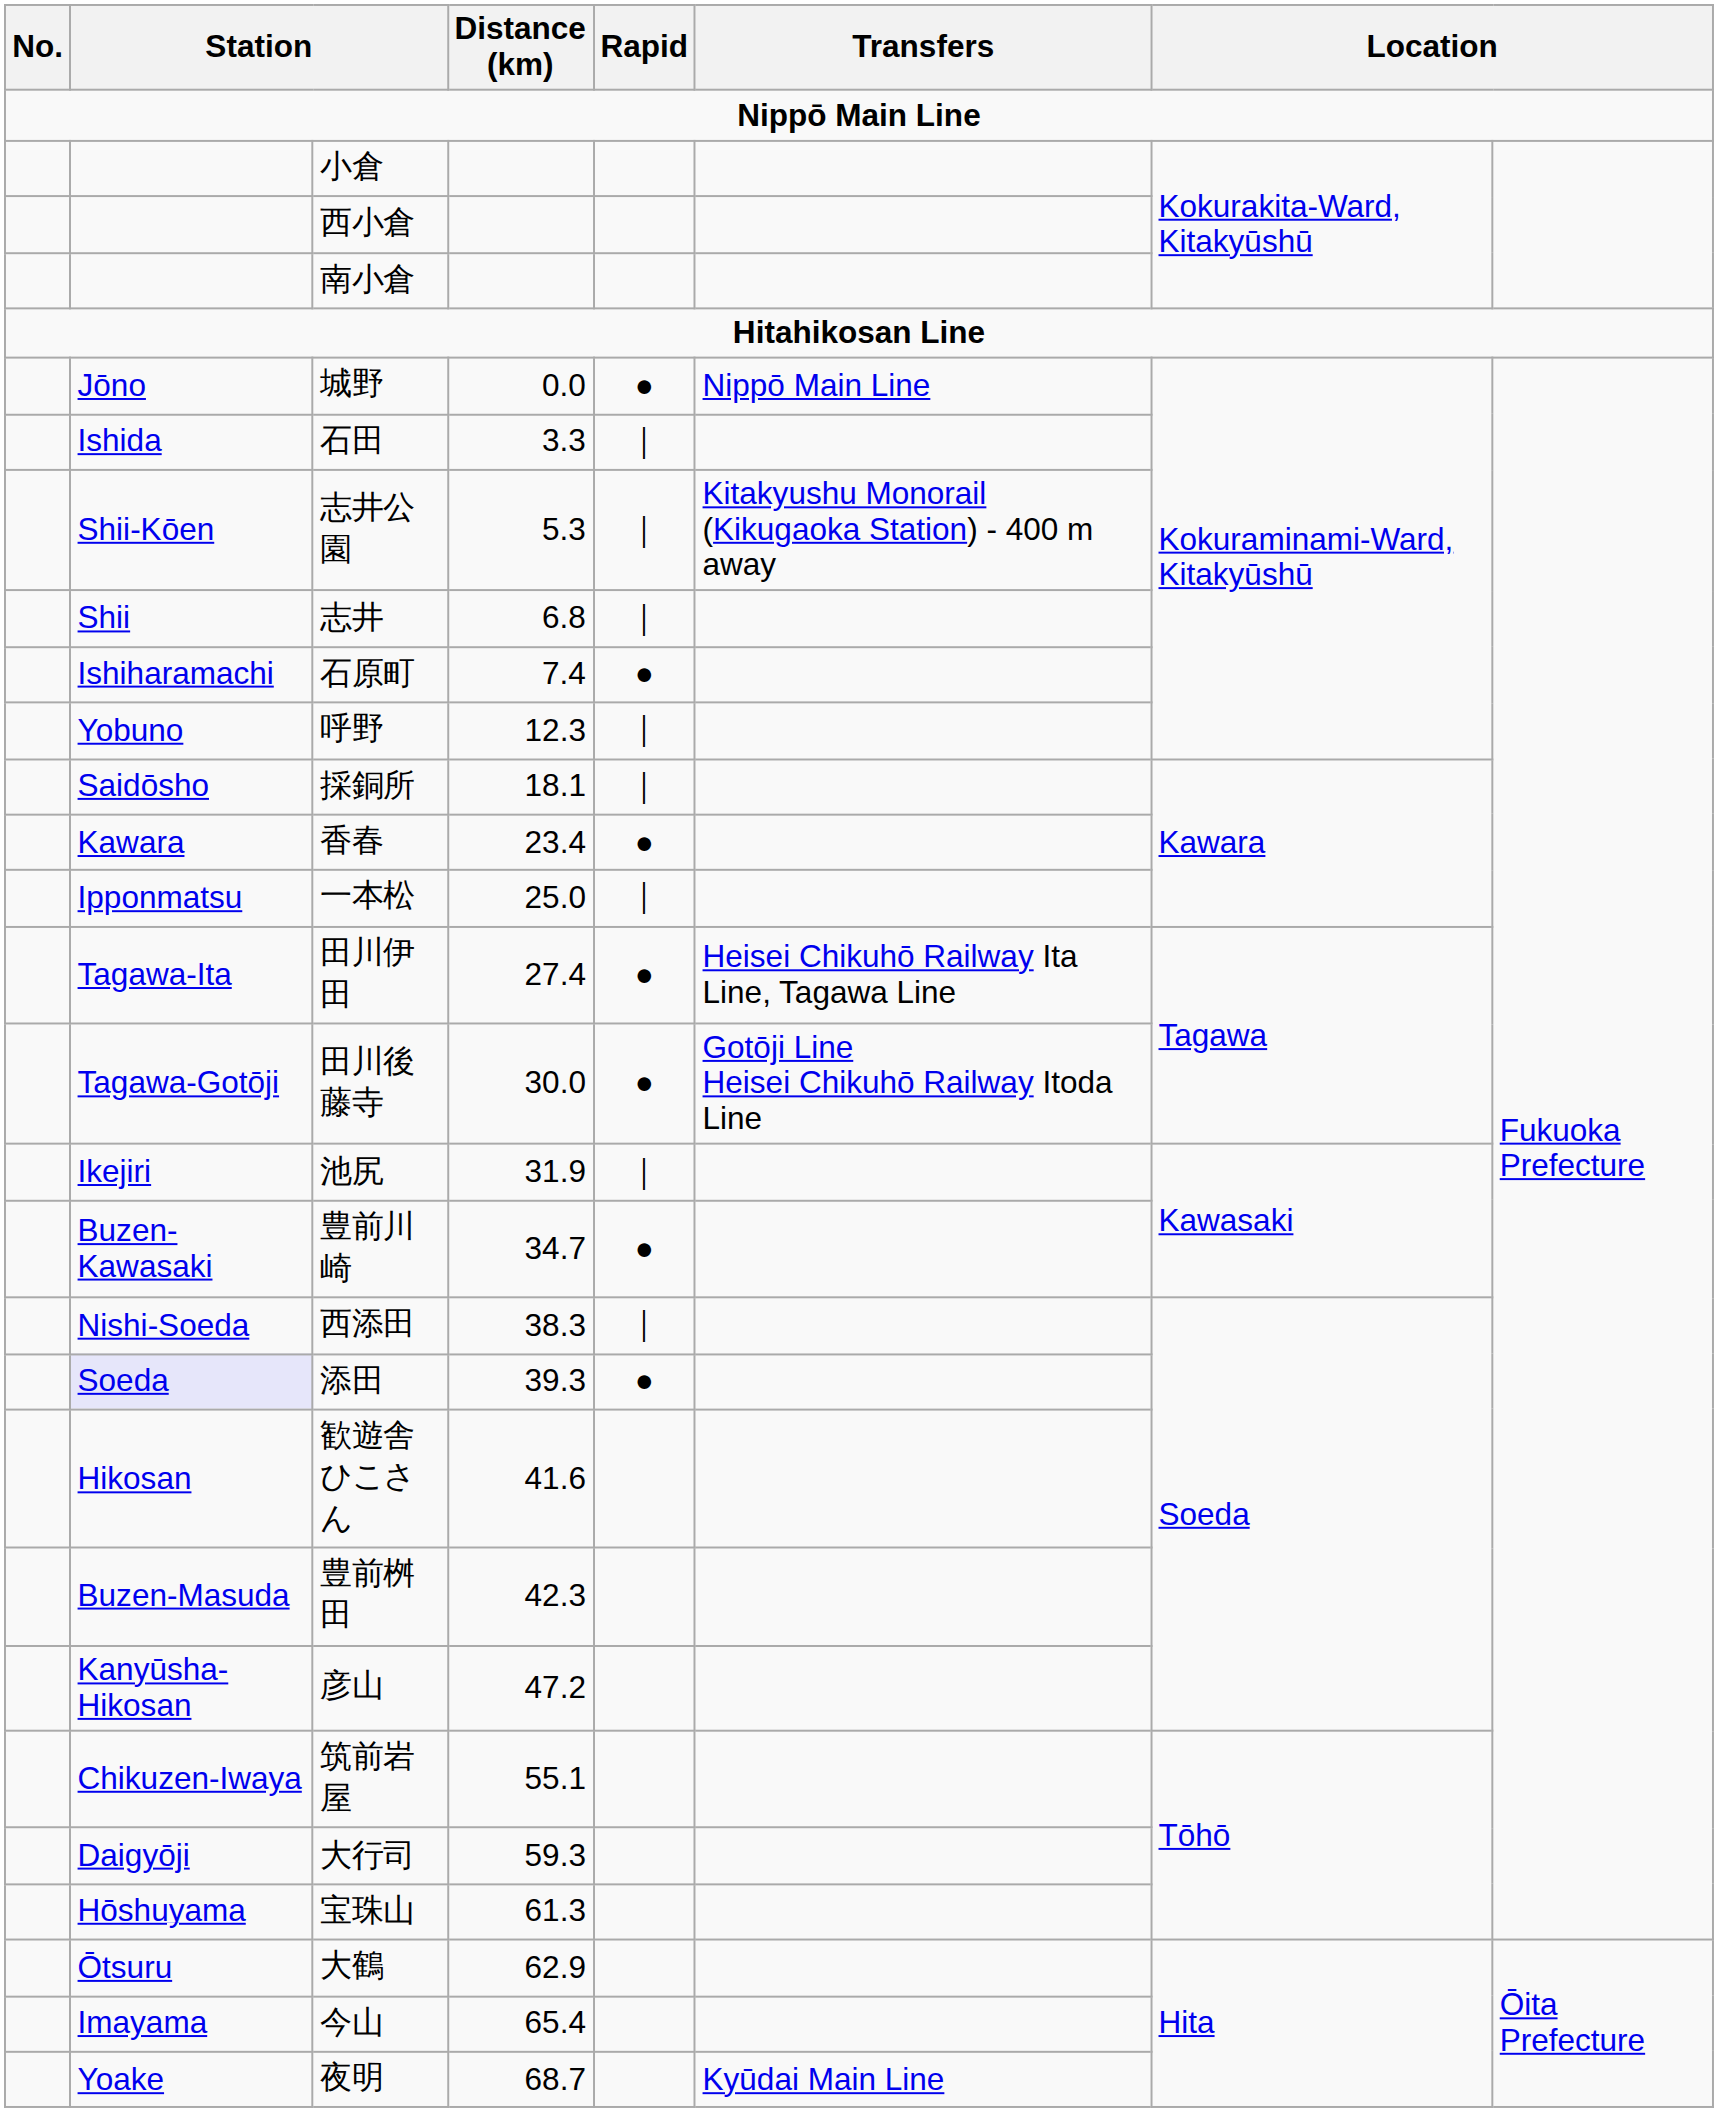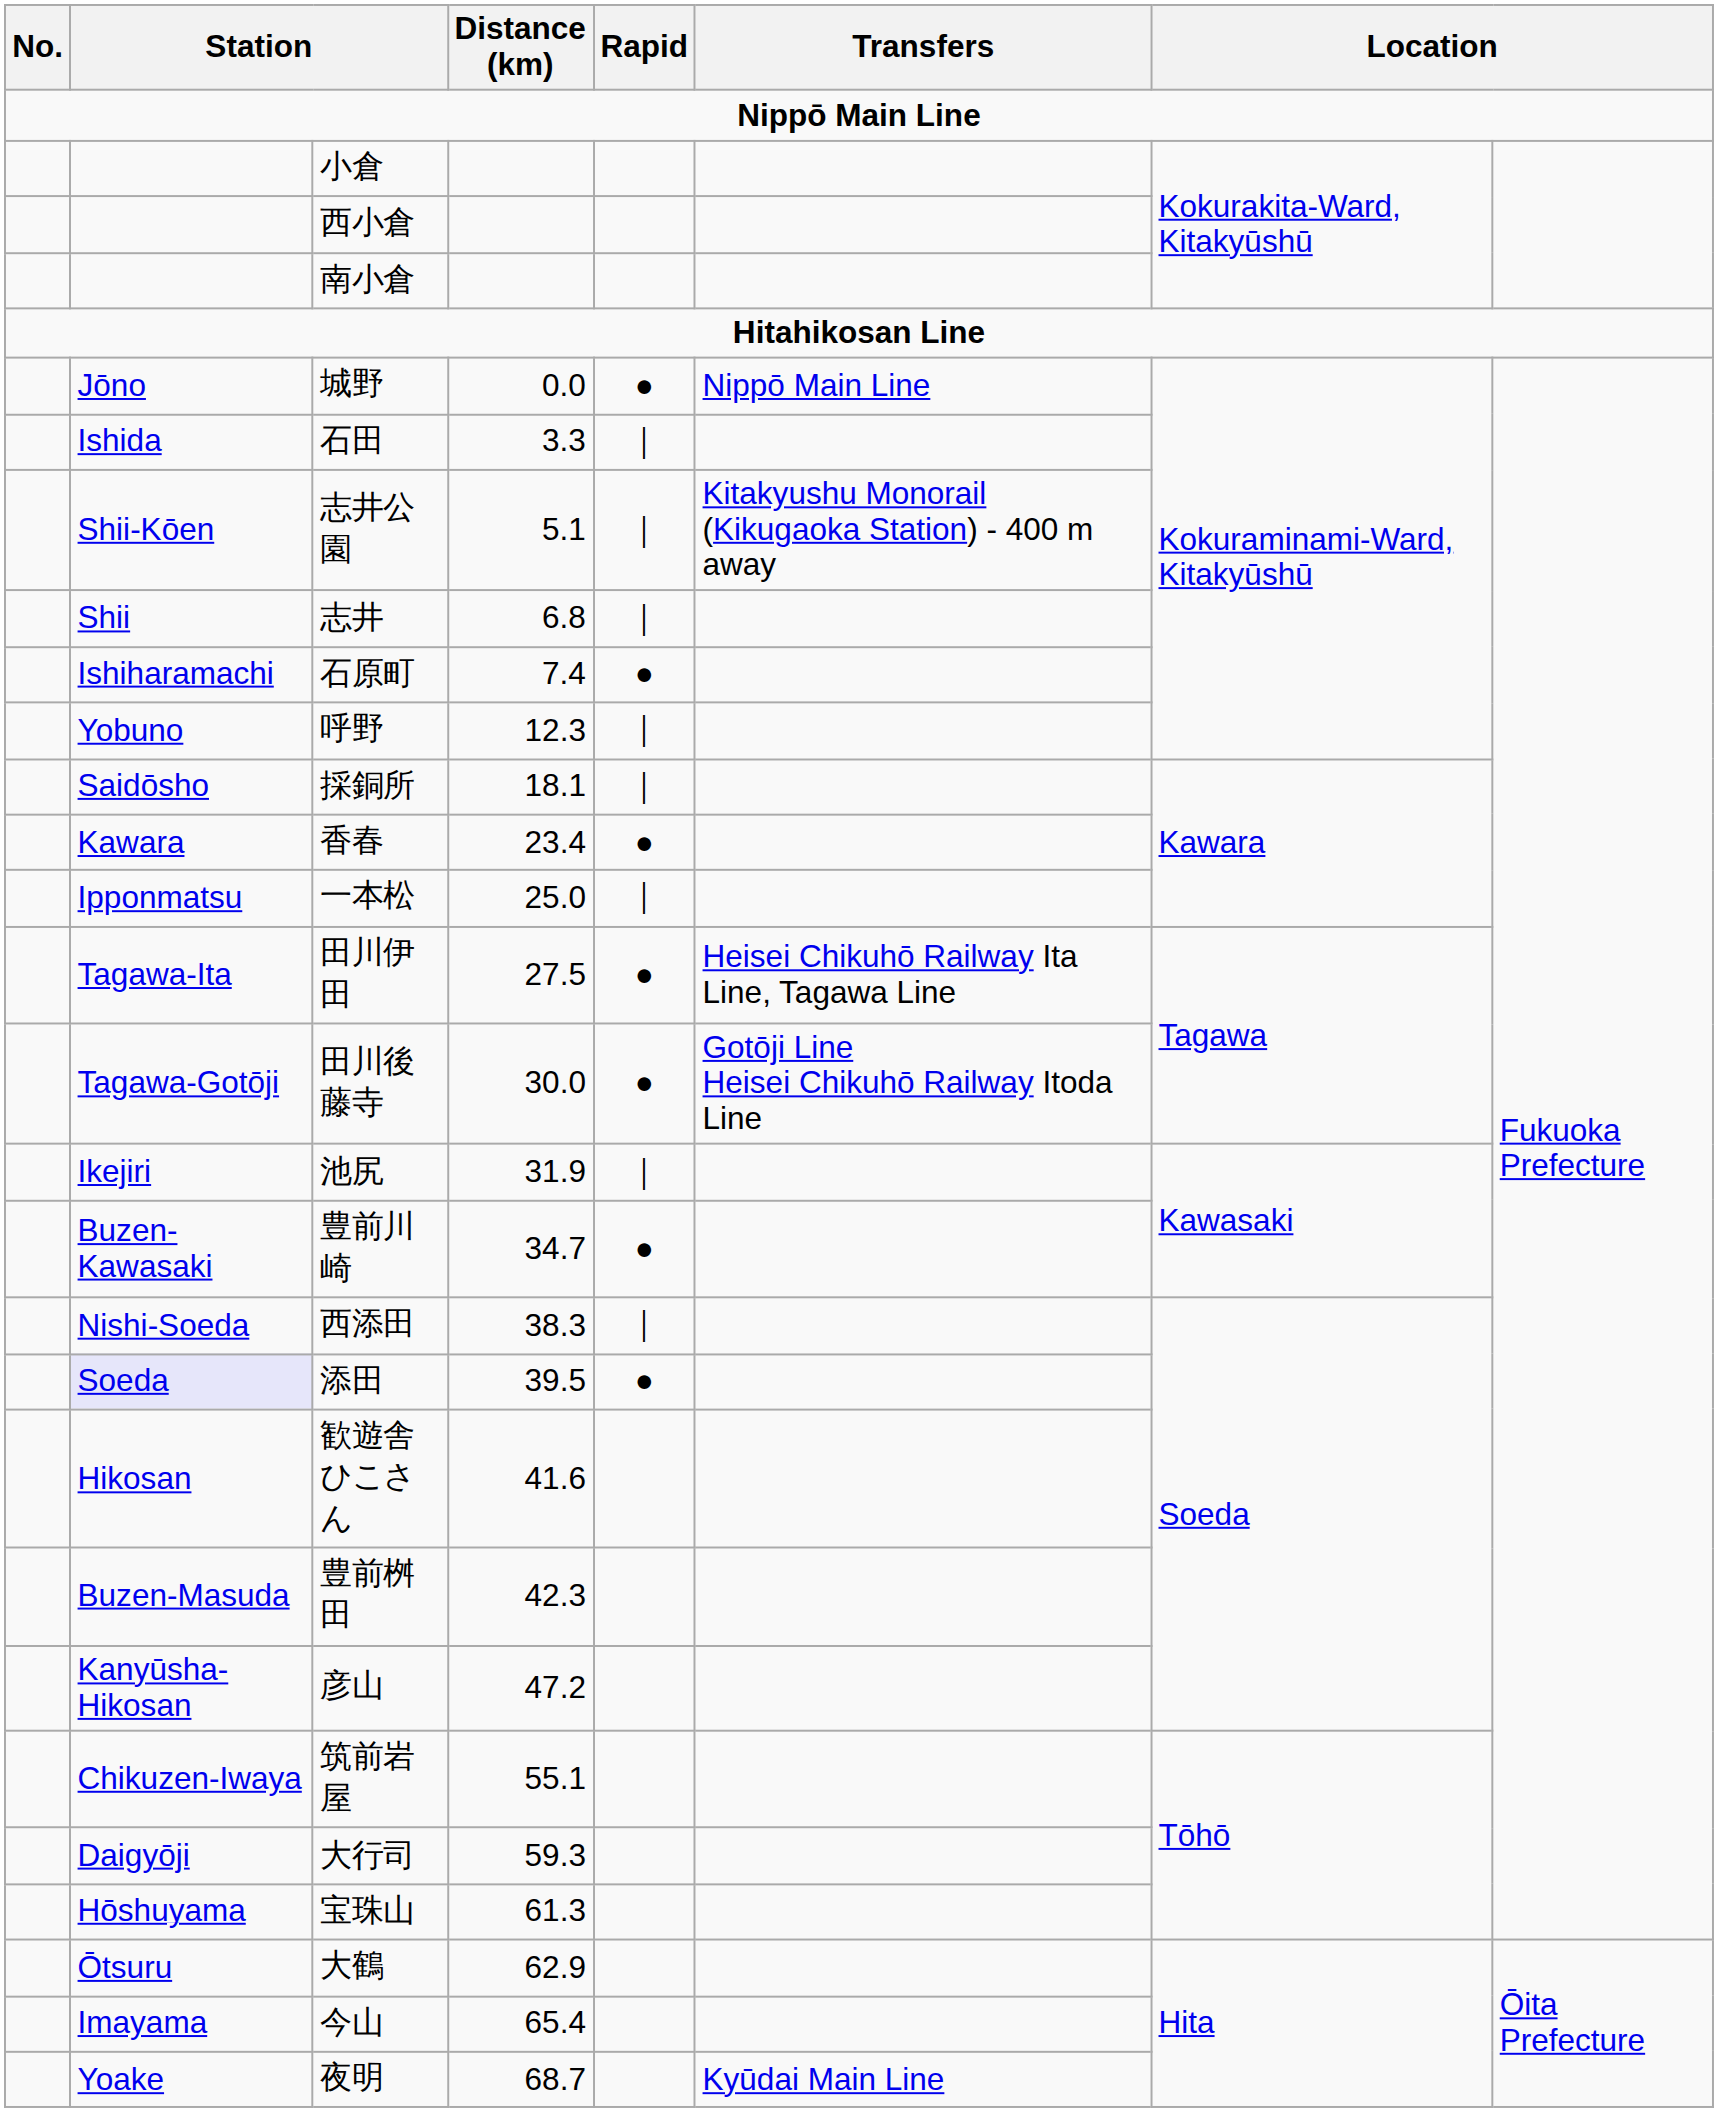(564, 529) 5.3 -> (564, 529) 5.1
(555, 974) 27.4 -> (555, 974) 27.5
(555, 1380) 39.3 -> (555, 1380) 39.5
